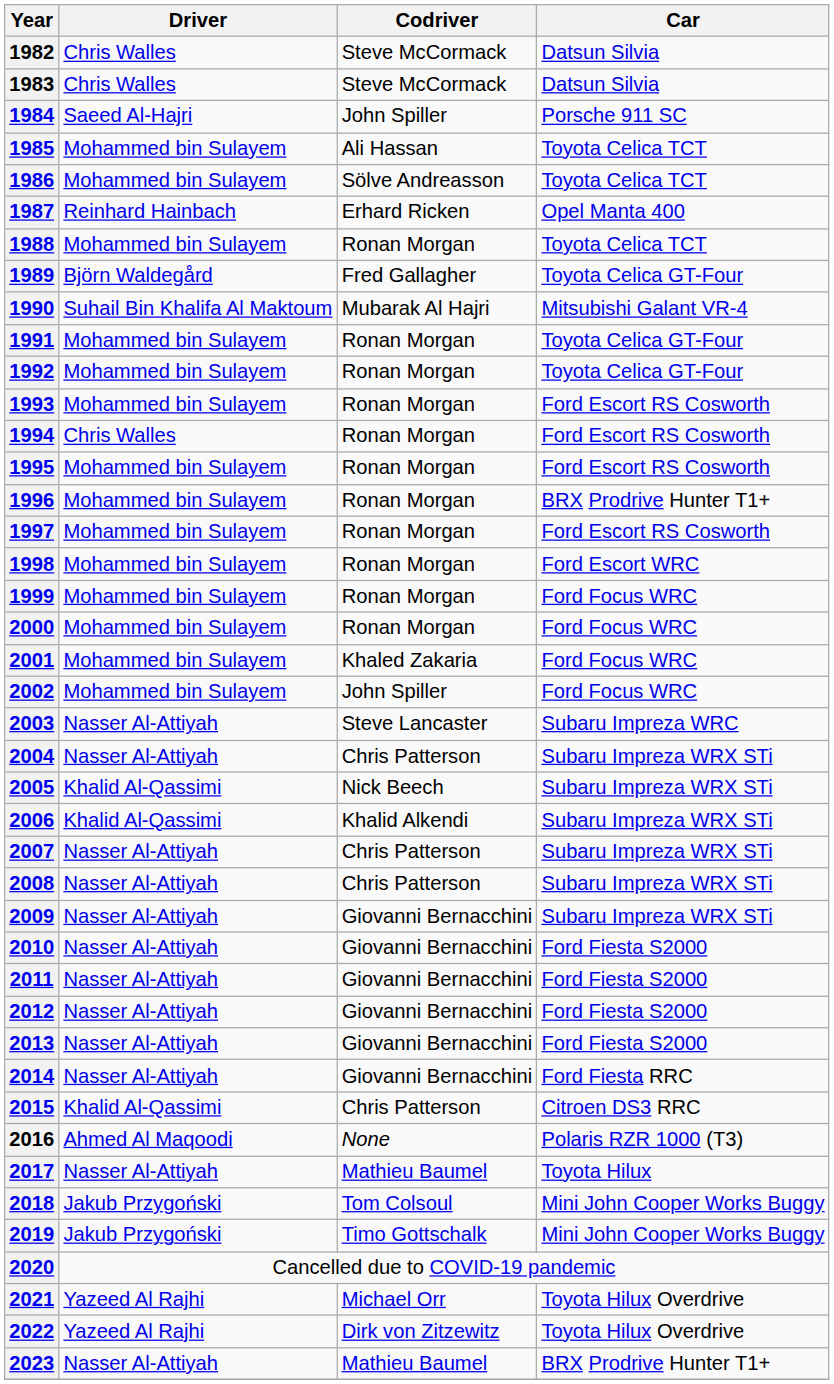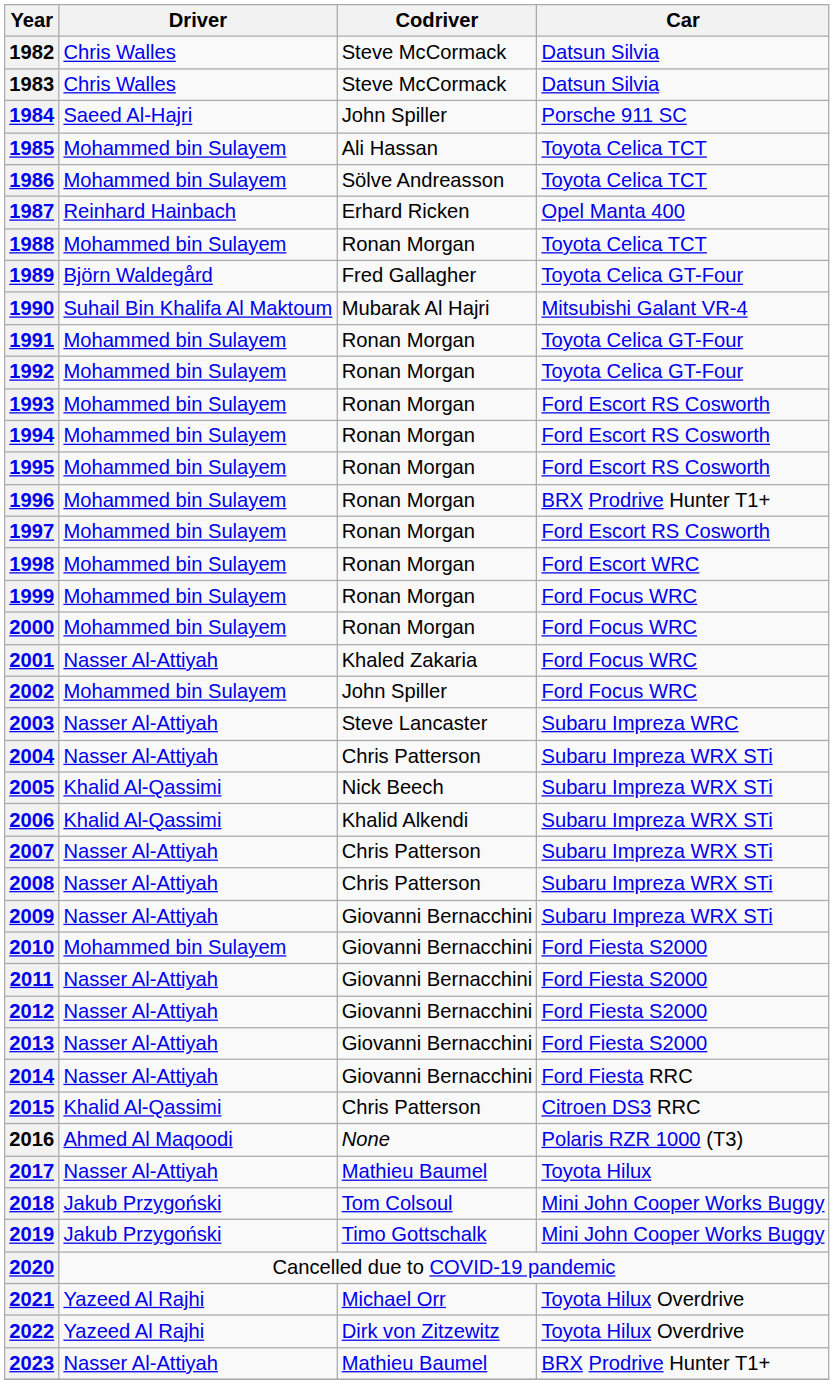(120, 436) Chris Walles -> (175, 436) Mohammed bin Sulayem
(175, 659) Mohammed bin Sulayem -> (141, 659) Nasser Al-Attiyah
(141, 947) Nasser Al-Attiyah -> (175, 947) Mohammed bin Sulayem
